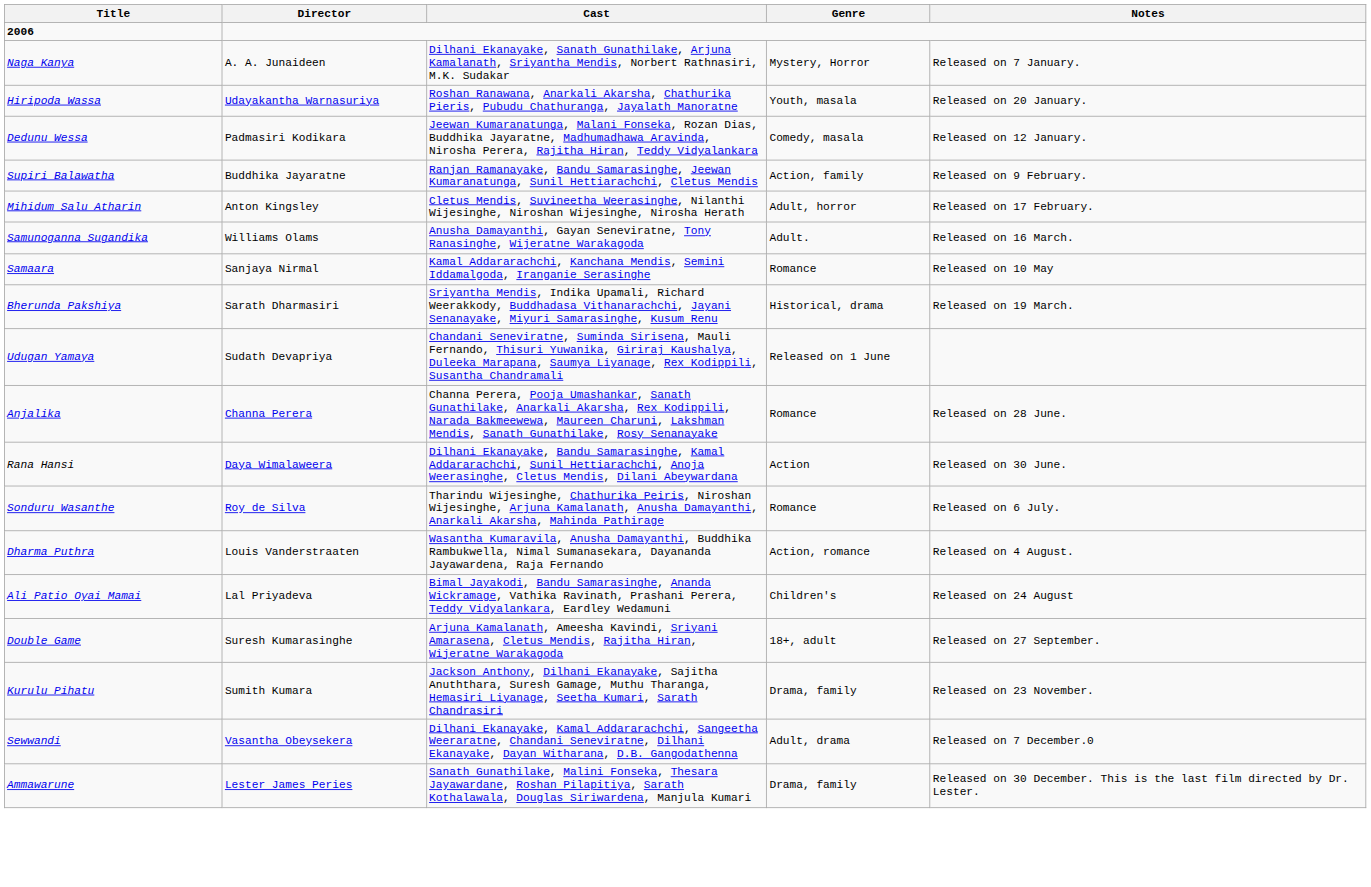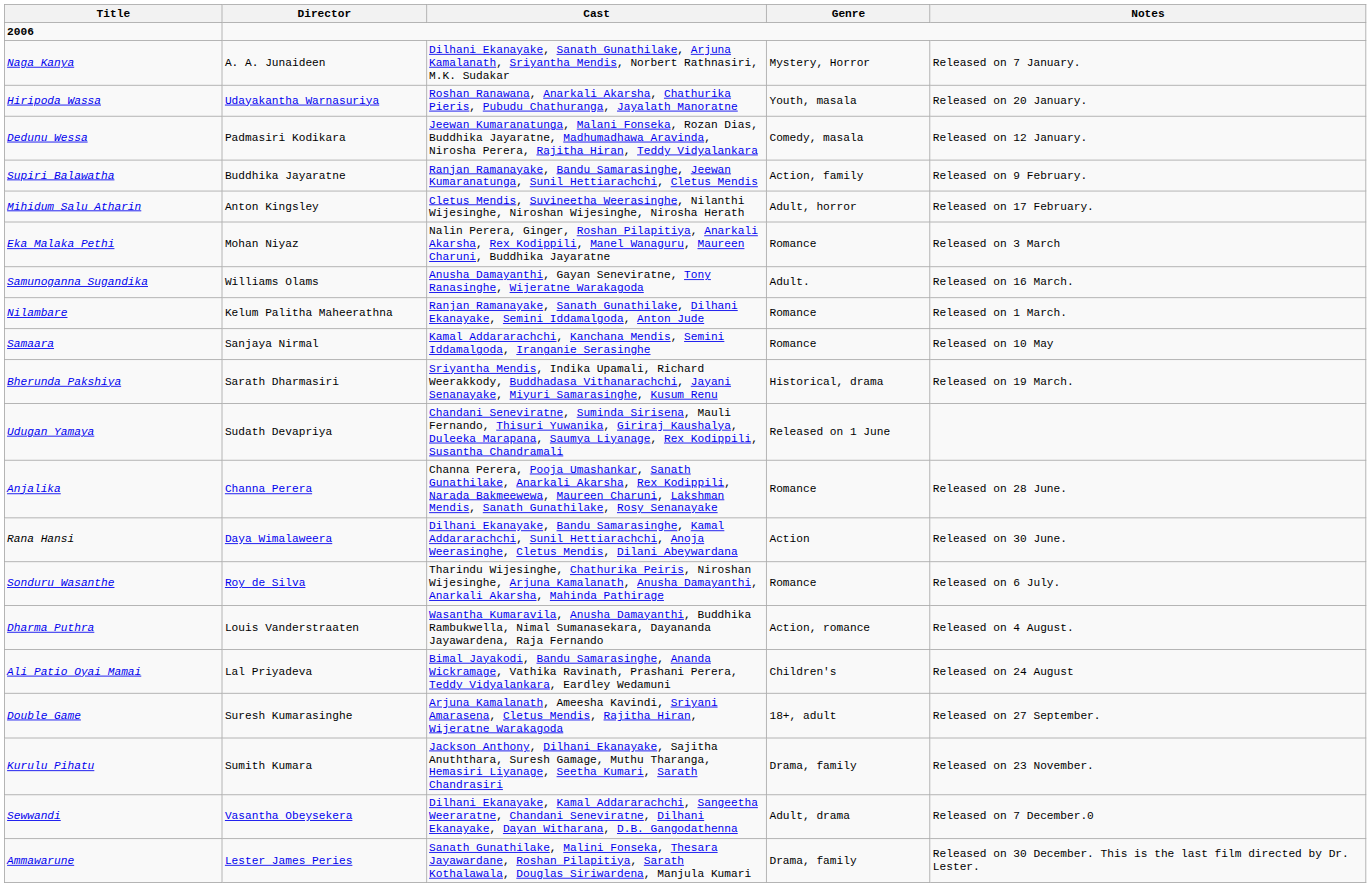+ row: (61, 244)
+ row: (37, 313)
